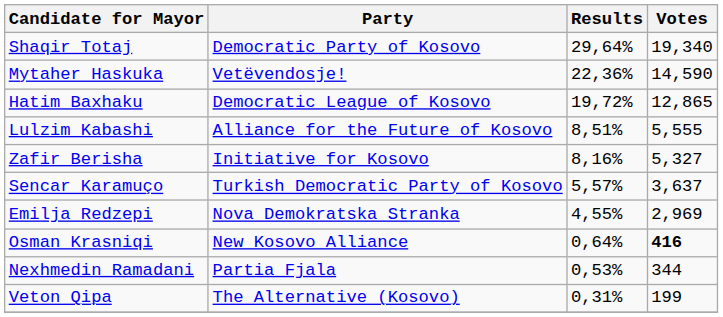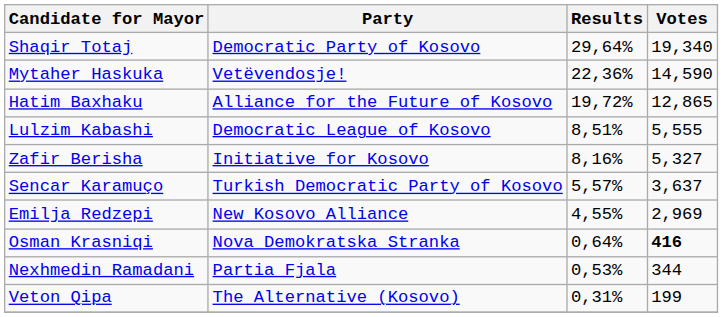(352, 103) Democratic League of Kosovo -> (382, 103) Alliance for the Future of Kosovo
(382, 131) Alliance for the Future of Kosovo -> (352, 131) Democratic League of Kosovo
(336, 214) Nova Demokratska Stranka -> (310, 214) New Kosovo Alliance
(310, 242) New Kosovo Alliance -> (336, 242) Nova Demokratska Stranka
